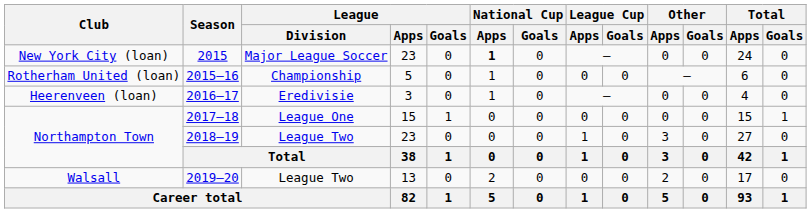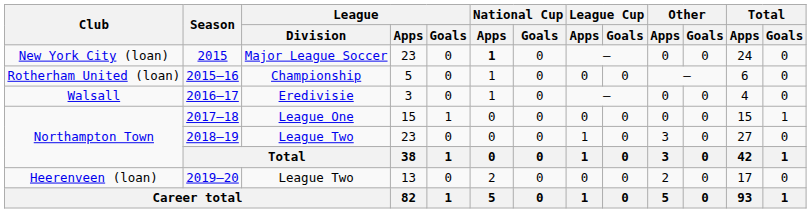(94, 96) Heerenveen (loan) -> (94, 96) Walsall
(94, 177) Walsall -> (94, 177) Heerenveen (loan)
